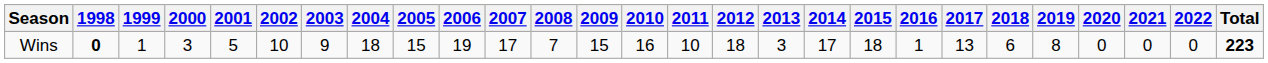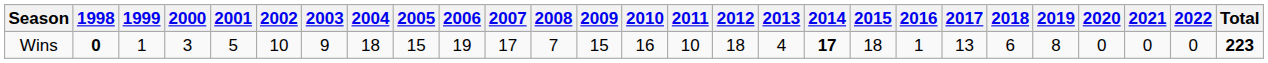(781, 45) 3 -> (781, 45) 4
(827, 45) normal -> (827, 45) bold
